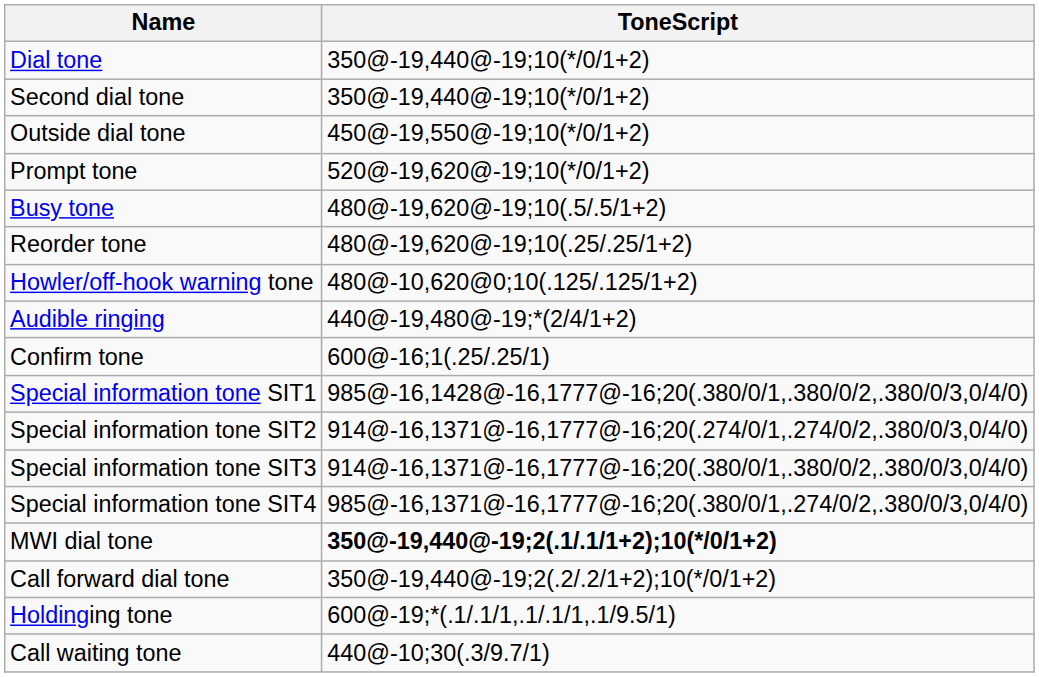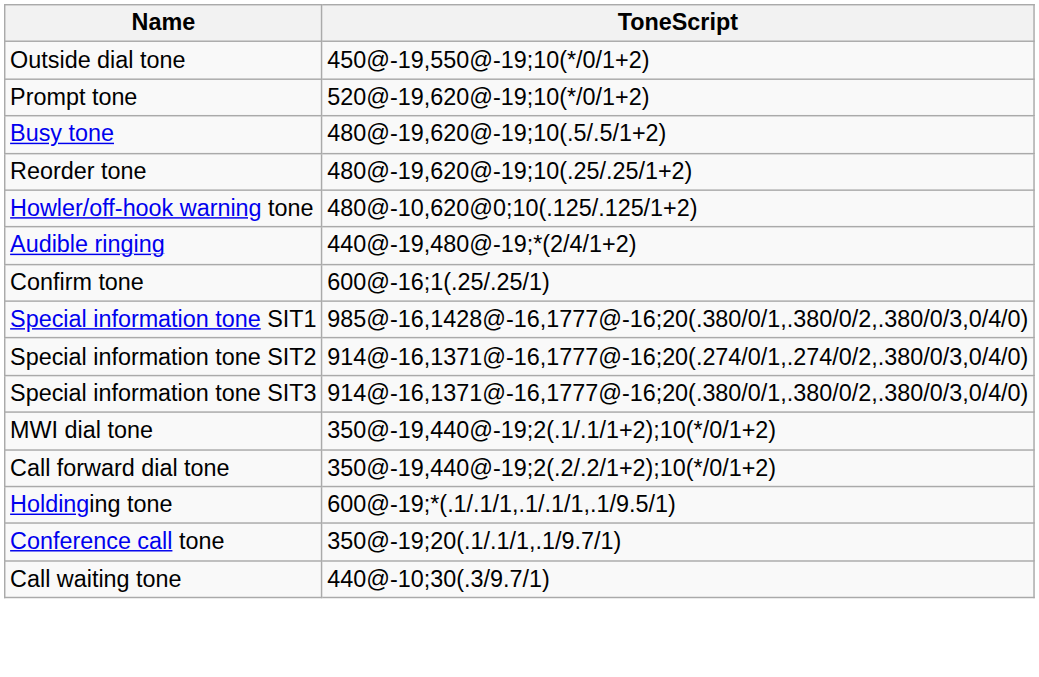- row: (56, 60)
- row: (97, 97)
- row: (163, 504)
(552, 541) bold -> (552, 430) normal
+ row: (117, 541)
